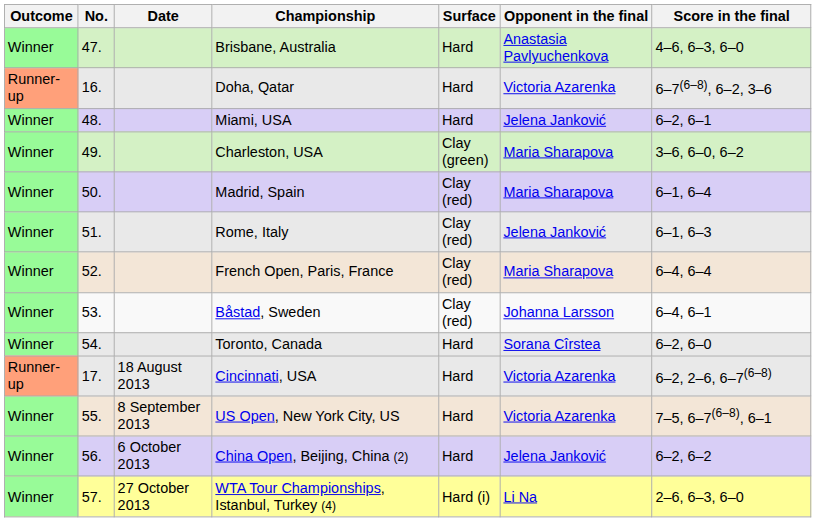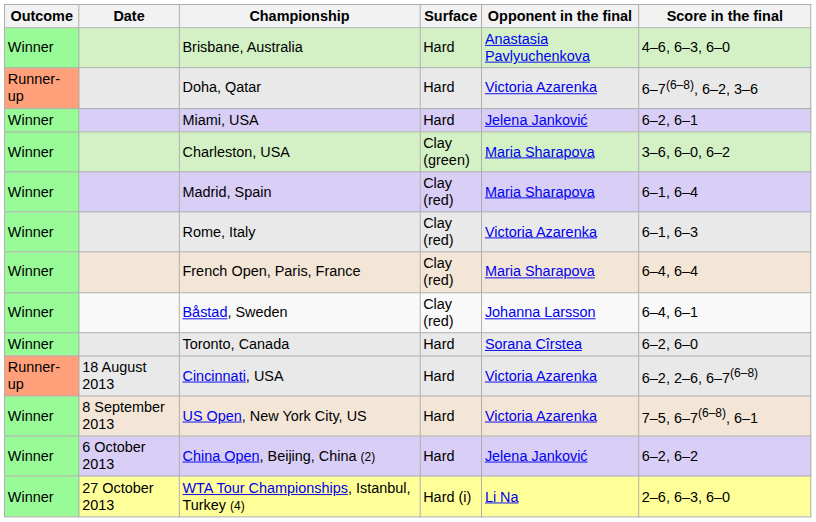- column: (96, 15)
(555, 231) Jelena Janković -> (541, 231) Victoria Azarenka
